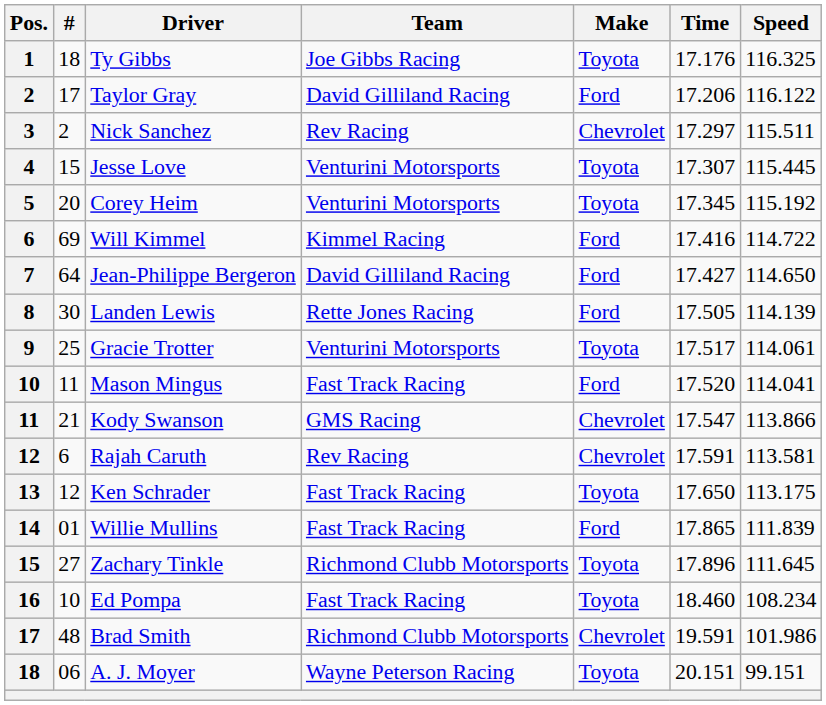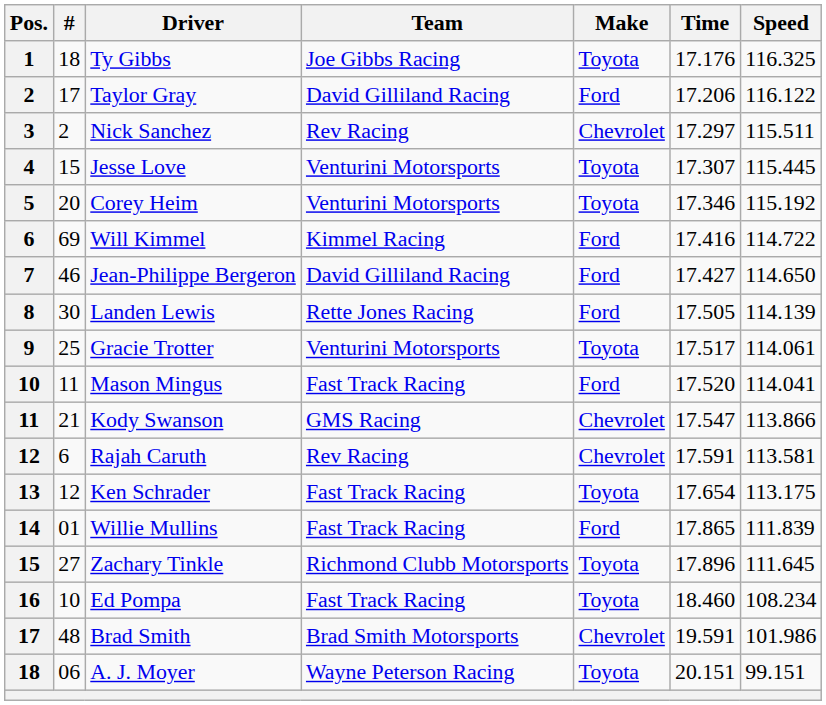(705, 203) 17.345 -> (705, 203) 17.346
(69, 275) 64 -> (69, 275) 46
(705, 491) 17.650 -> (705, 491) 17.654
(437, 636) Richmond Clubb Motorsports -> (412, 636) Brad Smith Motorsports
